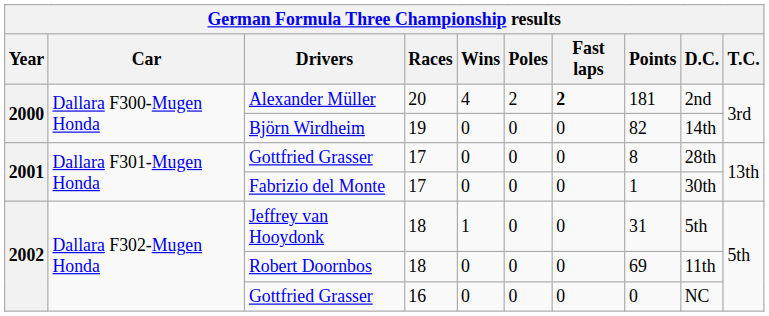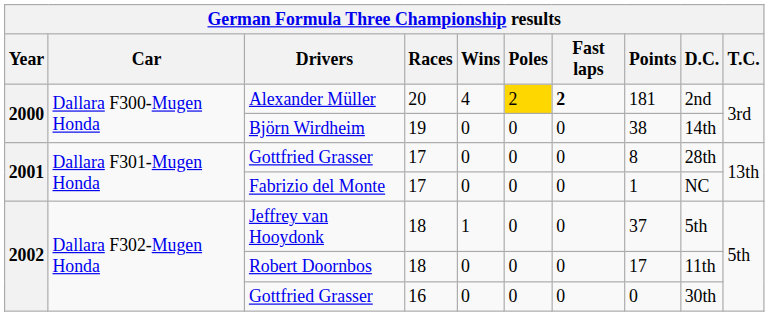(513, 99) no background -> (513, 99) gold background
(638, 128) 82 -> (638, 128) 38
(700, 187) 30th -> (697, 187) NC
(638, 226) 31 -> (638, 226) 37
(638, 266) 69 -> (638, 266) 17
(697, 296) NC -> (700, 296) 30th
